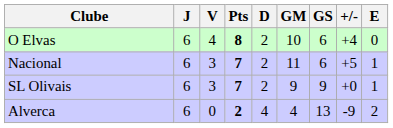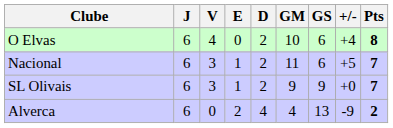columns swapped: (375, 16) <-> (238, 16)
